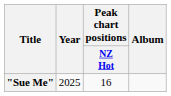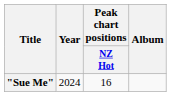(70, 82) 2025 -> (70, 82) 2024
